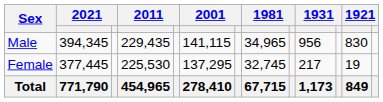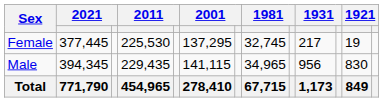rows swapped: (22, 43) <-> (30, 64)
